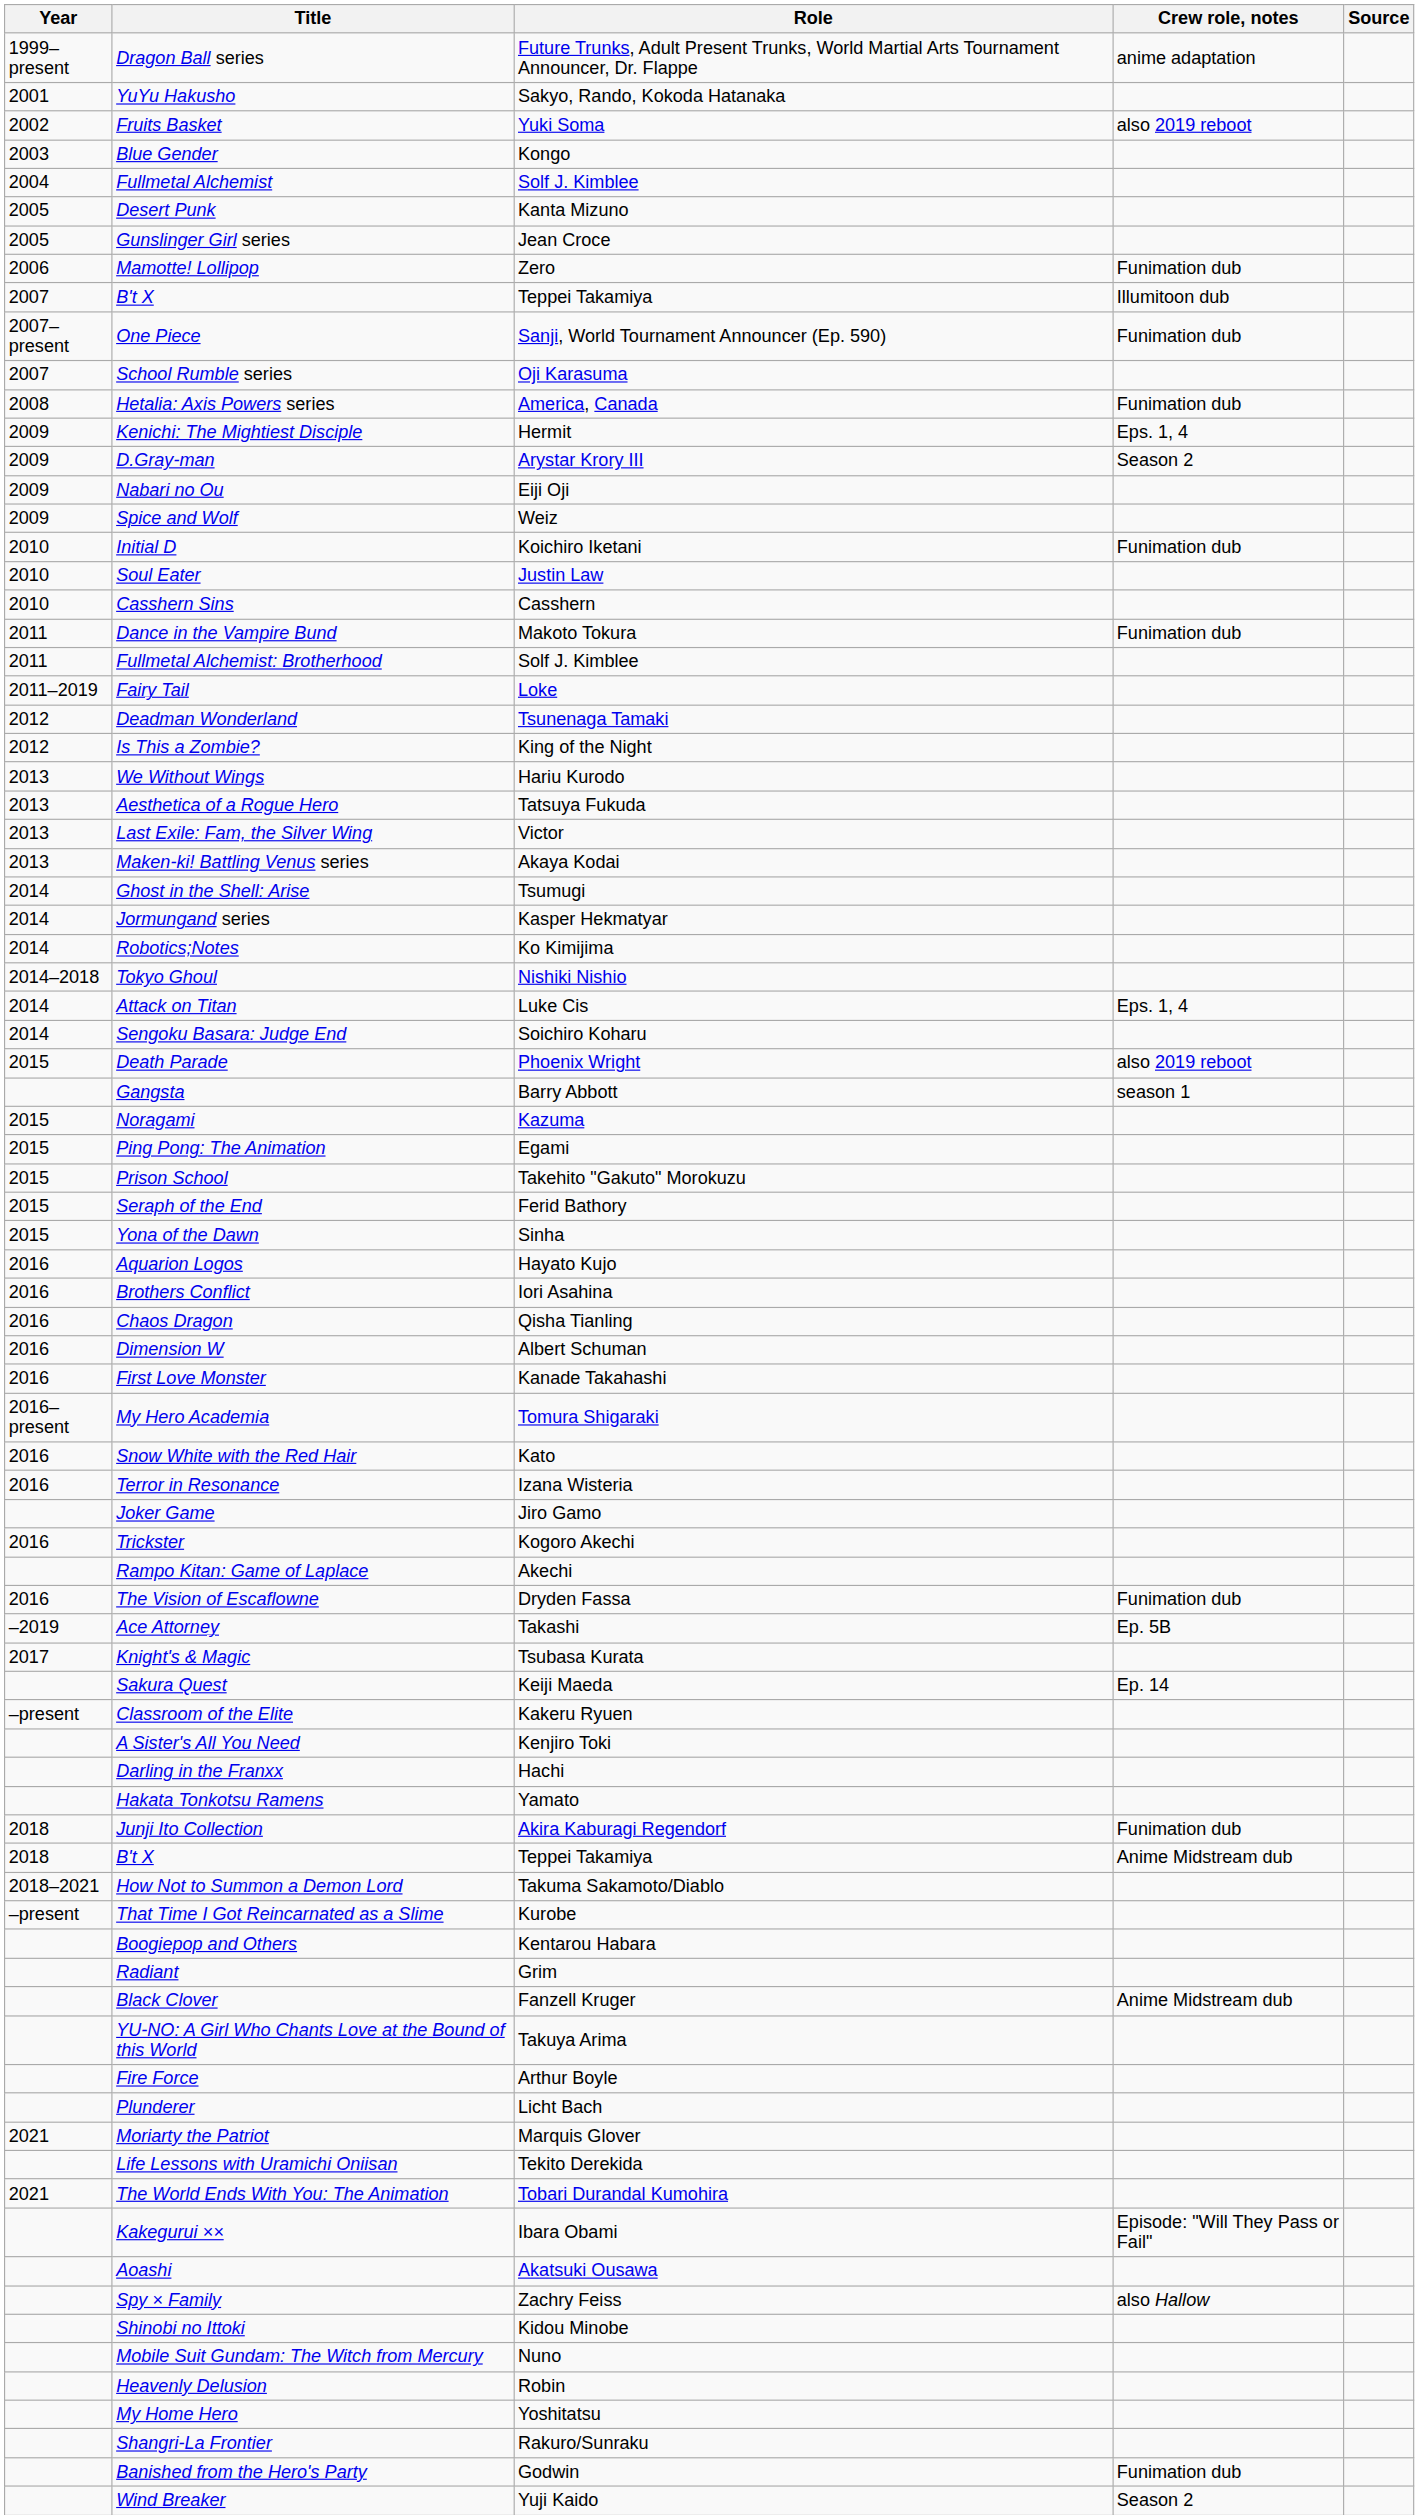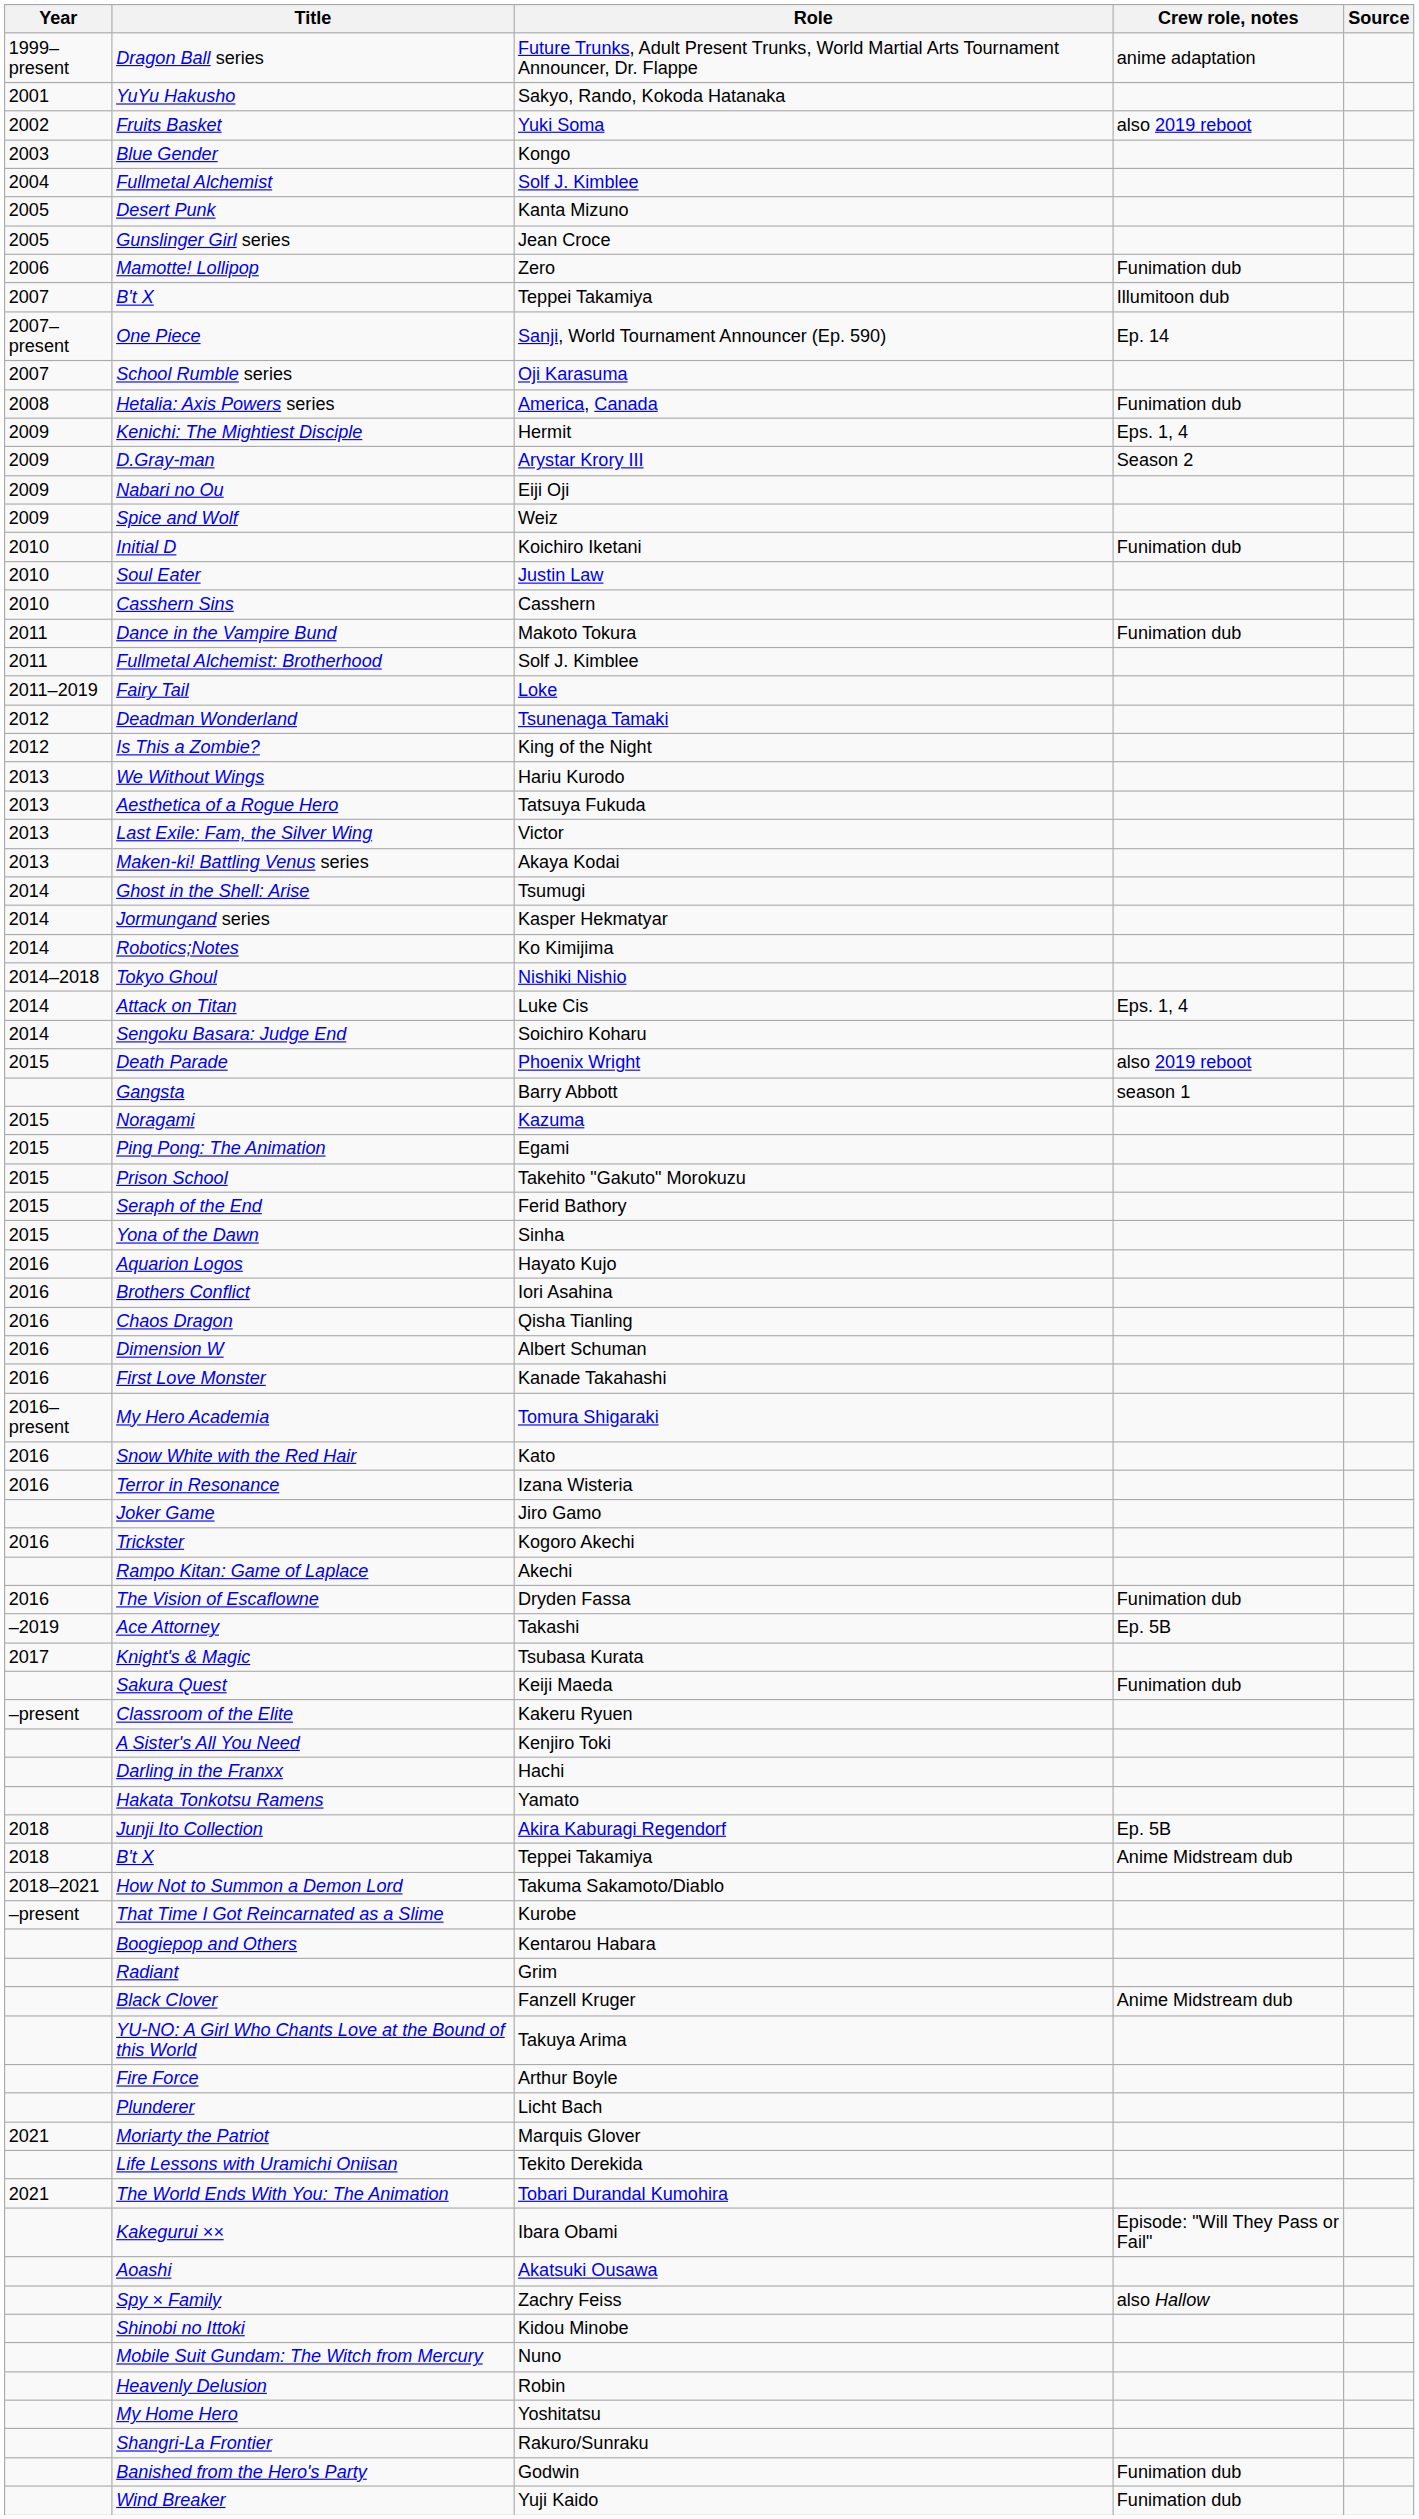(1179, 336) Funimation dub -> (1143, 336) Ep. 14
(1143, 1685) Ep. 14 -> (1179, 1685) Funimation dub
(1179, 1828) Funimation dub -> (1144, 1828) Ep. 5B
(1155, 2500) Season 2 -> (1179, 2500) Funimation dub
